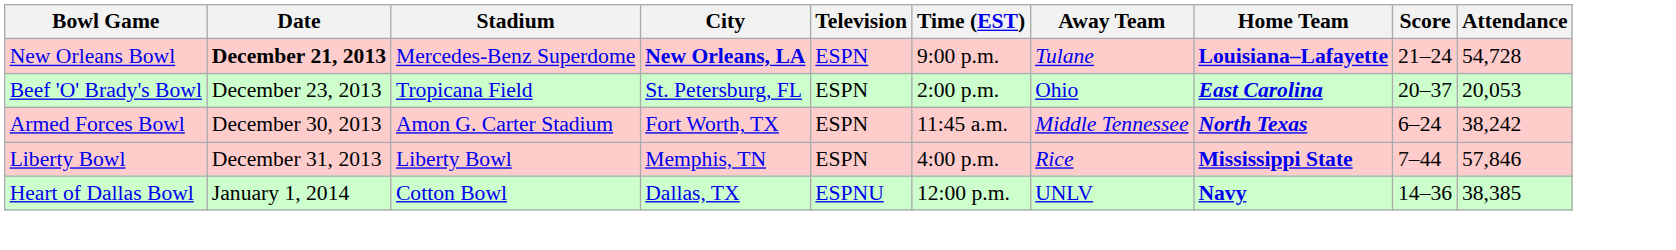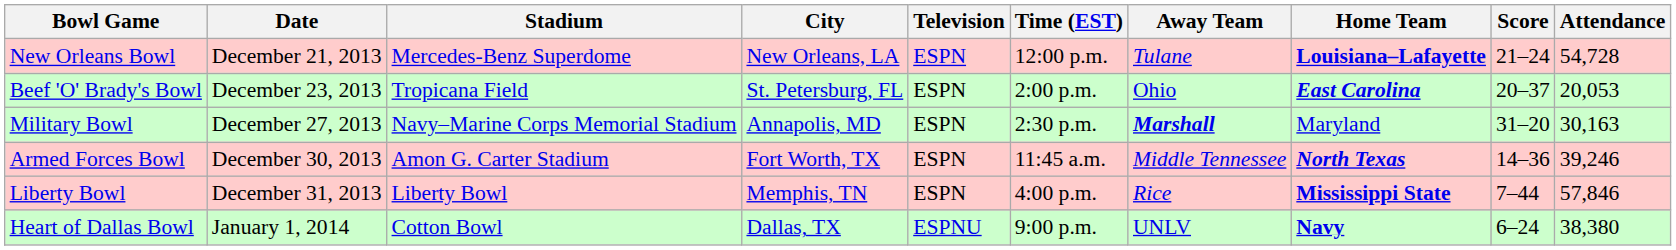(299, 55) bold -> (297, 55) normal
(725, 55) bold -> (823, 55) normal
(958, 55) 9:00 p.m. -> (1061, 55) 12:00 p.m.
+ row: (71, 124)
(1420, 124) 6–24 -> (1523, 158) 14–36
(1492, 124) 38,242 -> (1590, 158) 39,246
(963, 192) 12:00 p.m. -> (1056, 227) 9:00 p.m.
(1425, 192) 14–36 -> (1517, 227) 6–24
(1492, 192) 38,385 -> (1590, 227) 38,380
